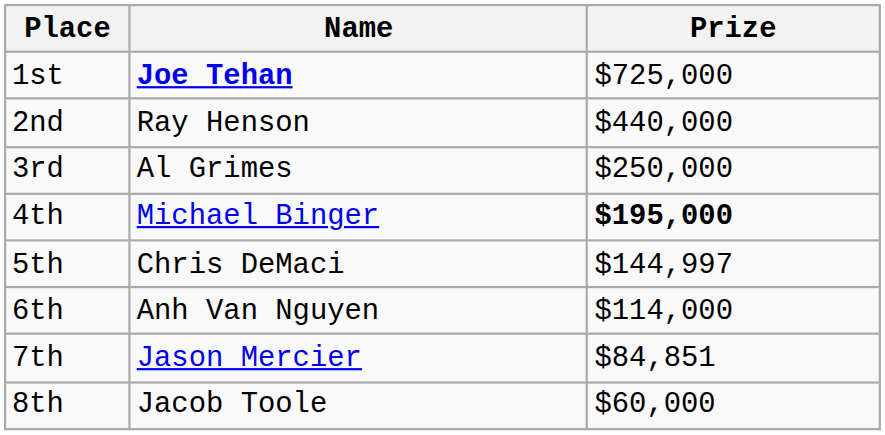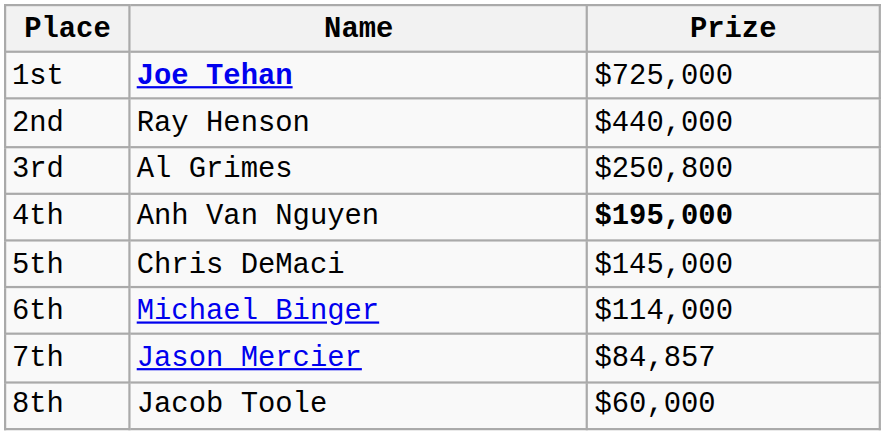(664, 170) $250,000 -> (664, 170) $250,800
(258, 217) Michael Binger -> (258, 217) Anh Van Nguyen
(664, 264) $144,997 -> (664, 264) $145,000
(258, 311) Anh Van Nguyen -> (258, 311) Michael Binger
(655, 358) $84,851 -> (655, 358) $84,857
